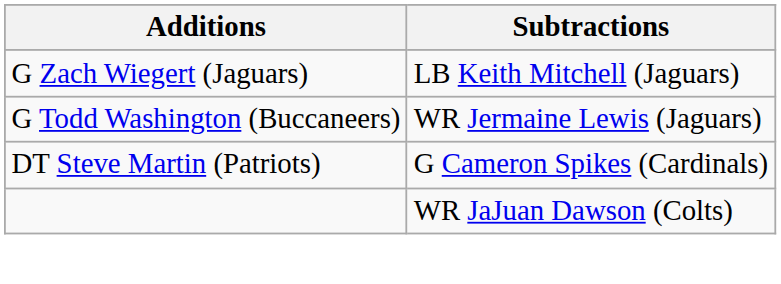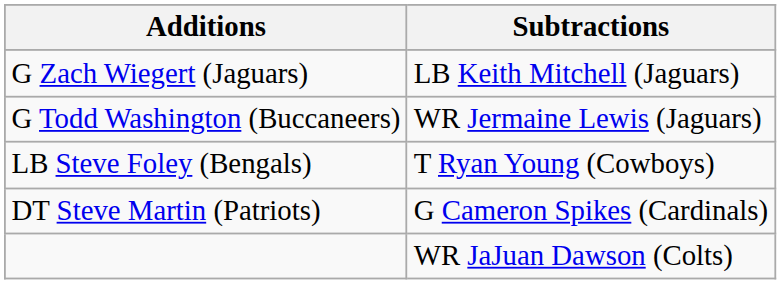+ row: (162, 164)
